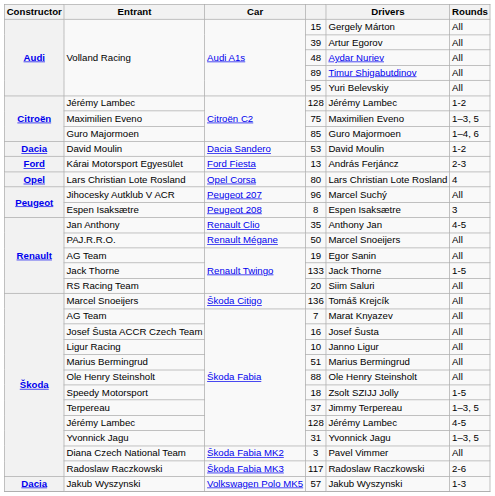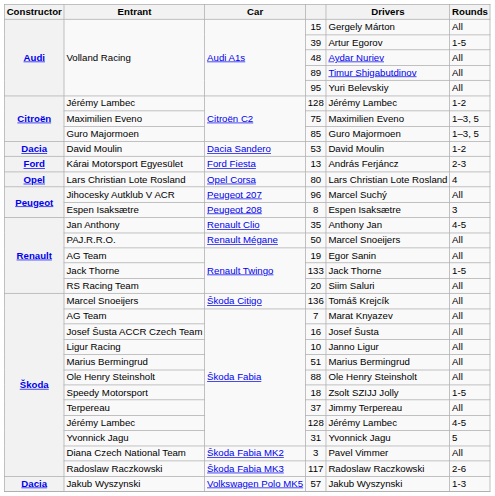(457, 42) All -> (459, 42) 1-5
(465, 133) 1–4, 6 -> (465, 133) 1–3, 5
(465, 407) 1–3, 5 -> (457, 407) All
(465, 438) 1–3, 5 -> (455, 438) 5
